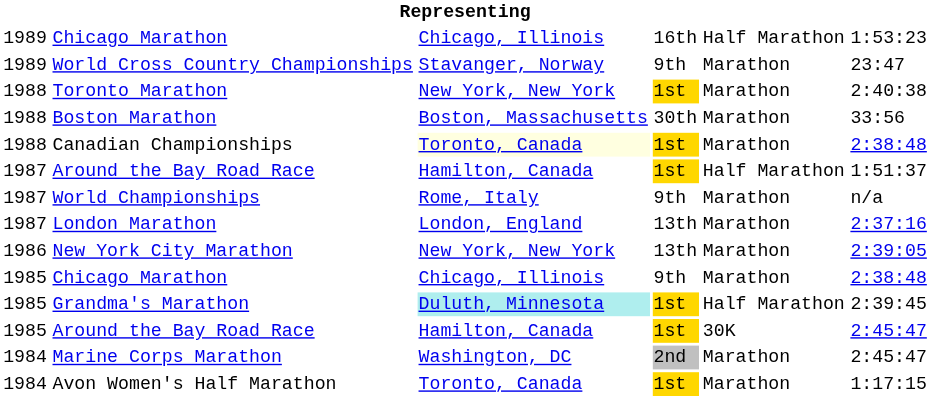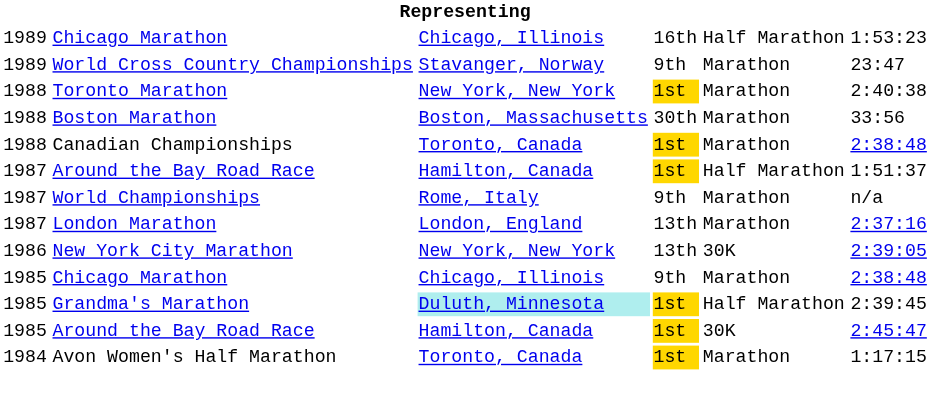(500, 145) lightyellow background -> (500, 145) no background
(747, 251) Marathon -> (719, 251) 30K
- row: (25, 358)
